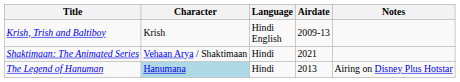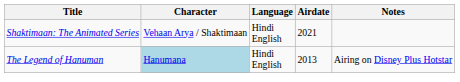- row: (56, 33)
(263, 54) Hindi -> (267, 33) Hindi English
(263, 69) Hindi -> (267, 59) Hindi English
